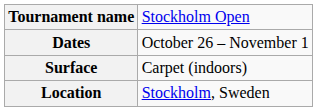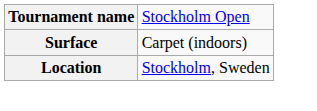- row: (71, 42)
